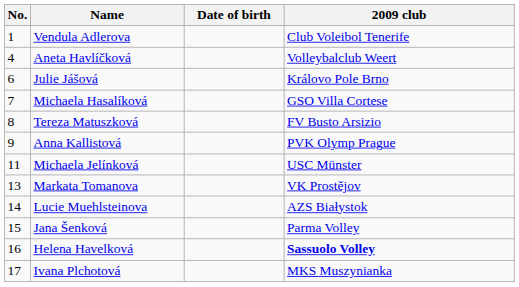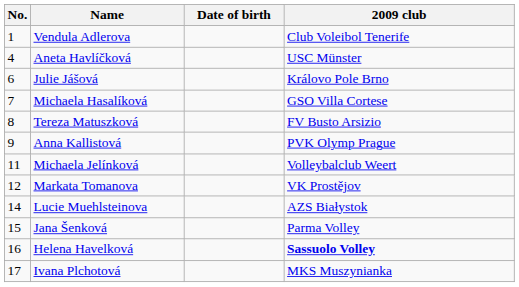(342, 57) Volleybalclub Weert -> (324, 57) USC Münster
(324, 164) USC Münster -> (342, 164) Volleybalclub Weert
(14, 185) 13 -> (14, 185) 12
